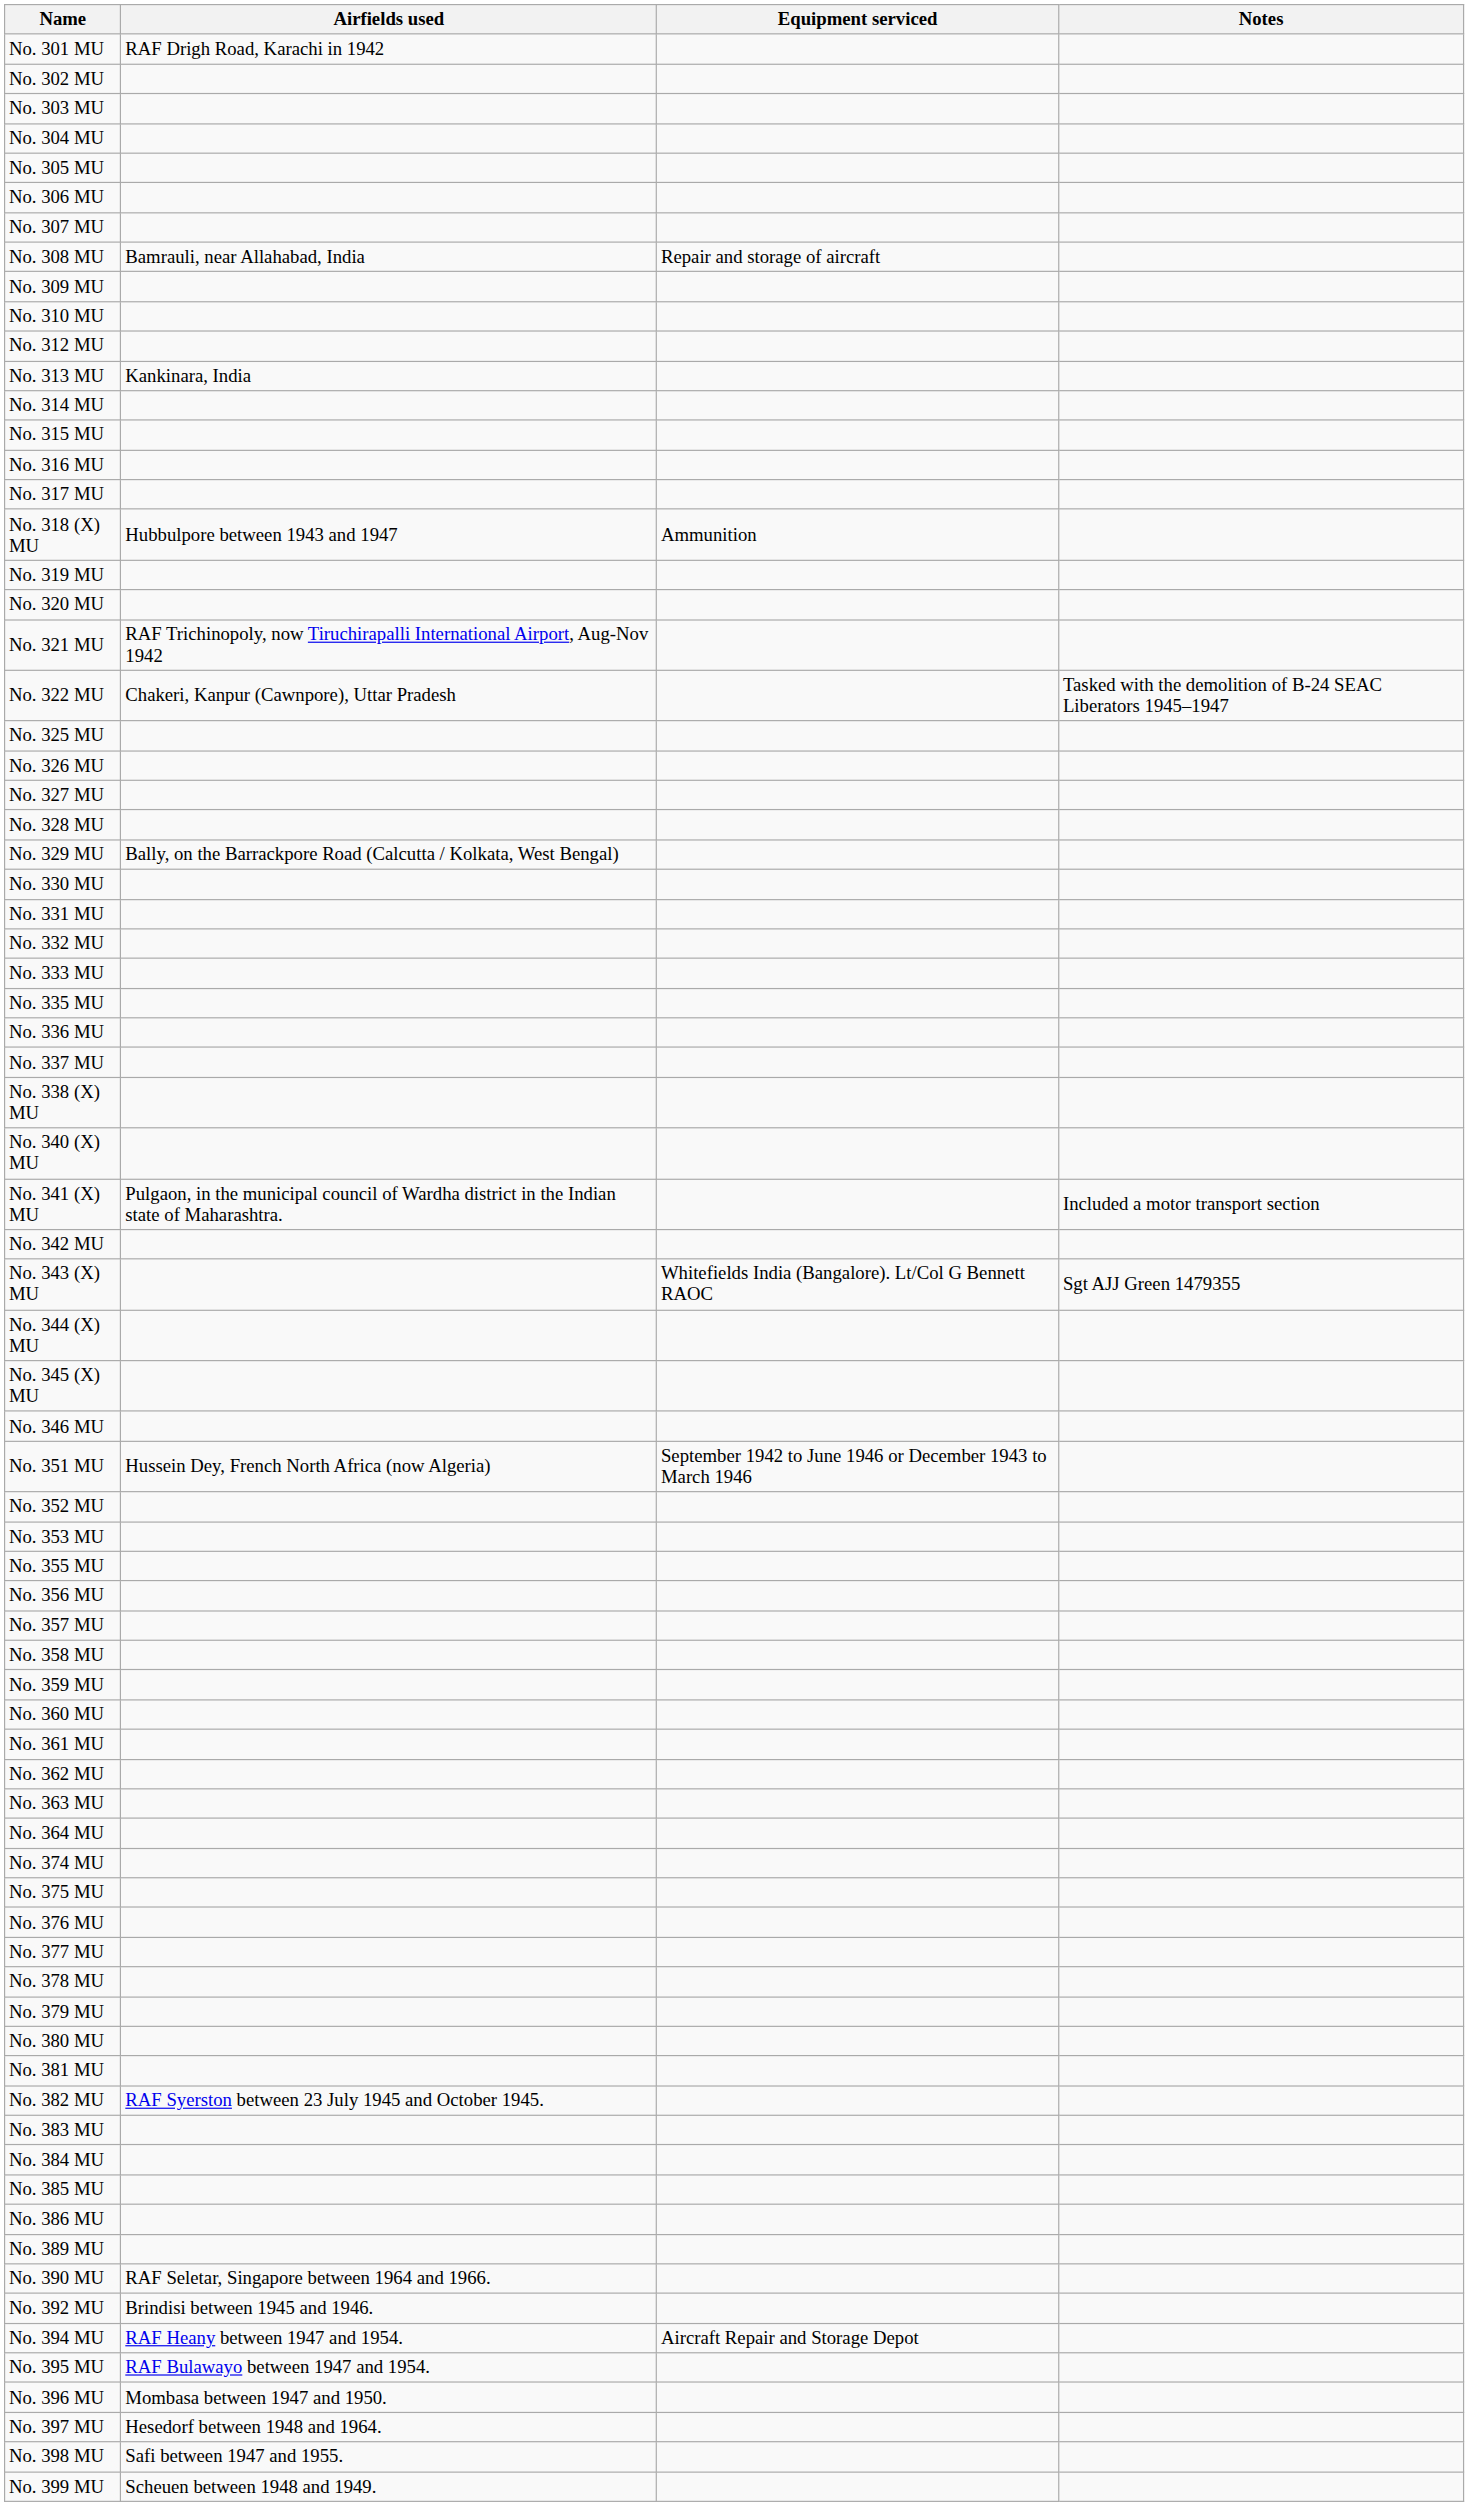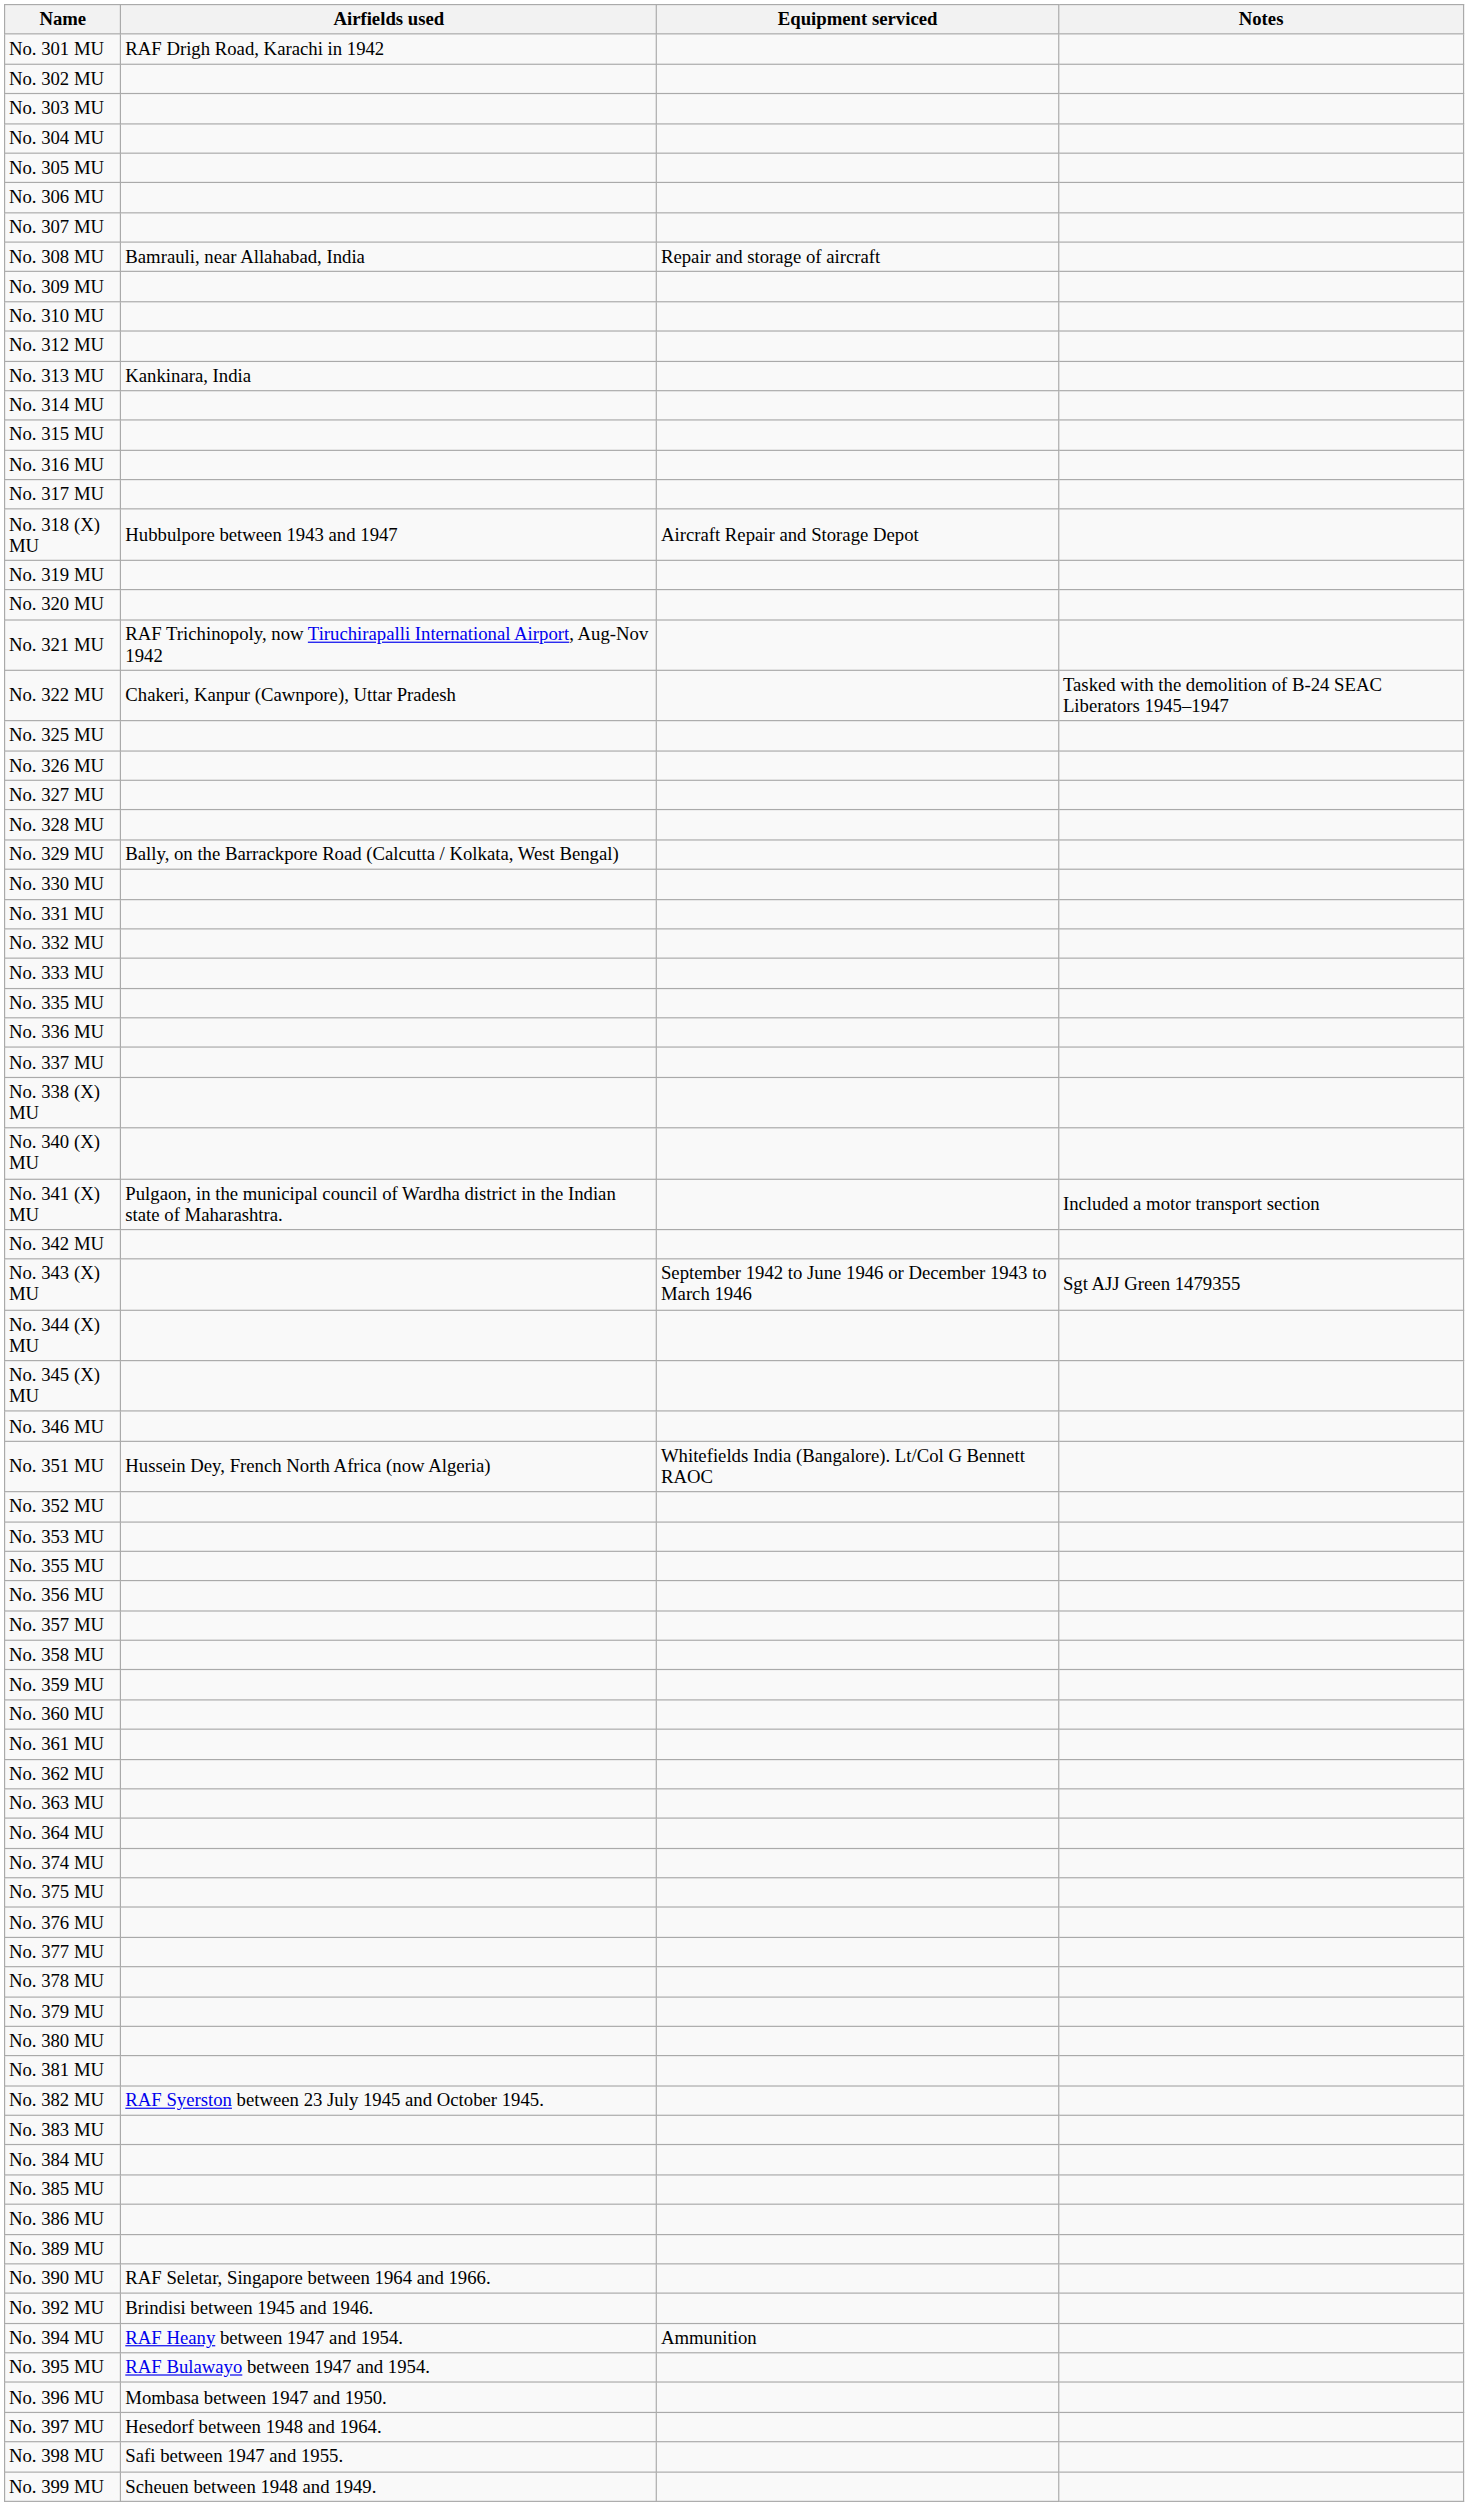(709, 534) Ammunition -> (790, 534) Aircraft Repair and Storage Depot
(843, 1284) Whitefields India (Bangalore). Lt/Col G Bennett RAOC -> (854, 1284) September 1942 to June 1946 or December 1943 to March 1946
(854, 1466) September 1942 to June 1946 or December 1943 to March 1946 -> (843, 1466) Whitefields India (Bangalore). Lt/Col G Bennett RAOC
(790, 2337) Aircraft Repair and Storage Depot -> (709, 2337) Ammunition
